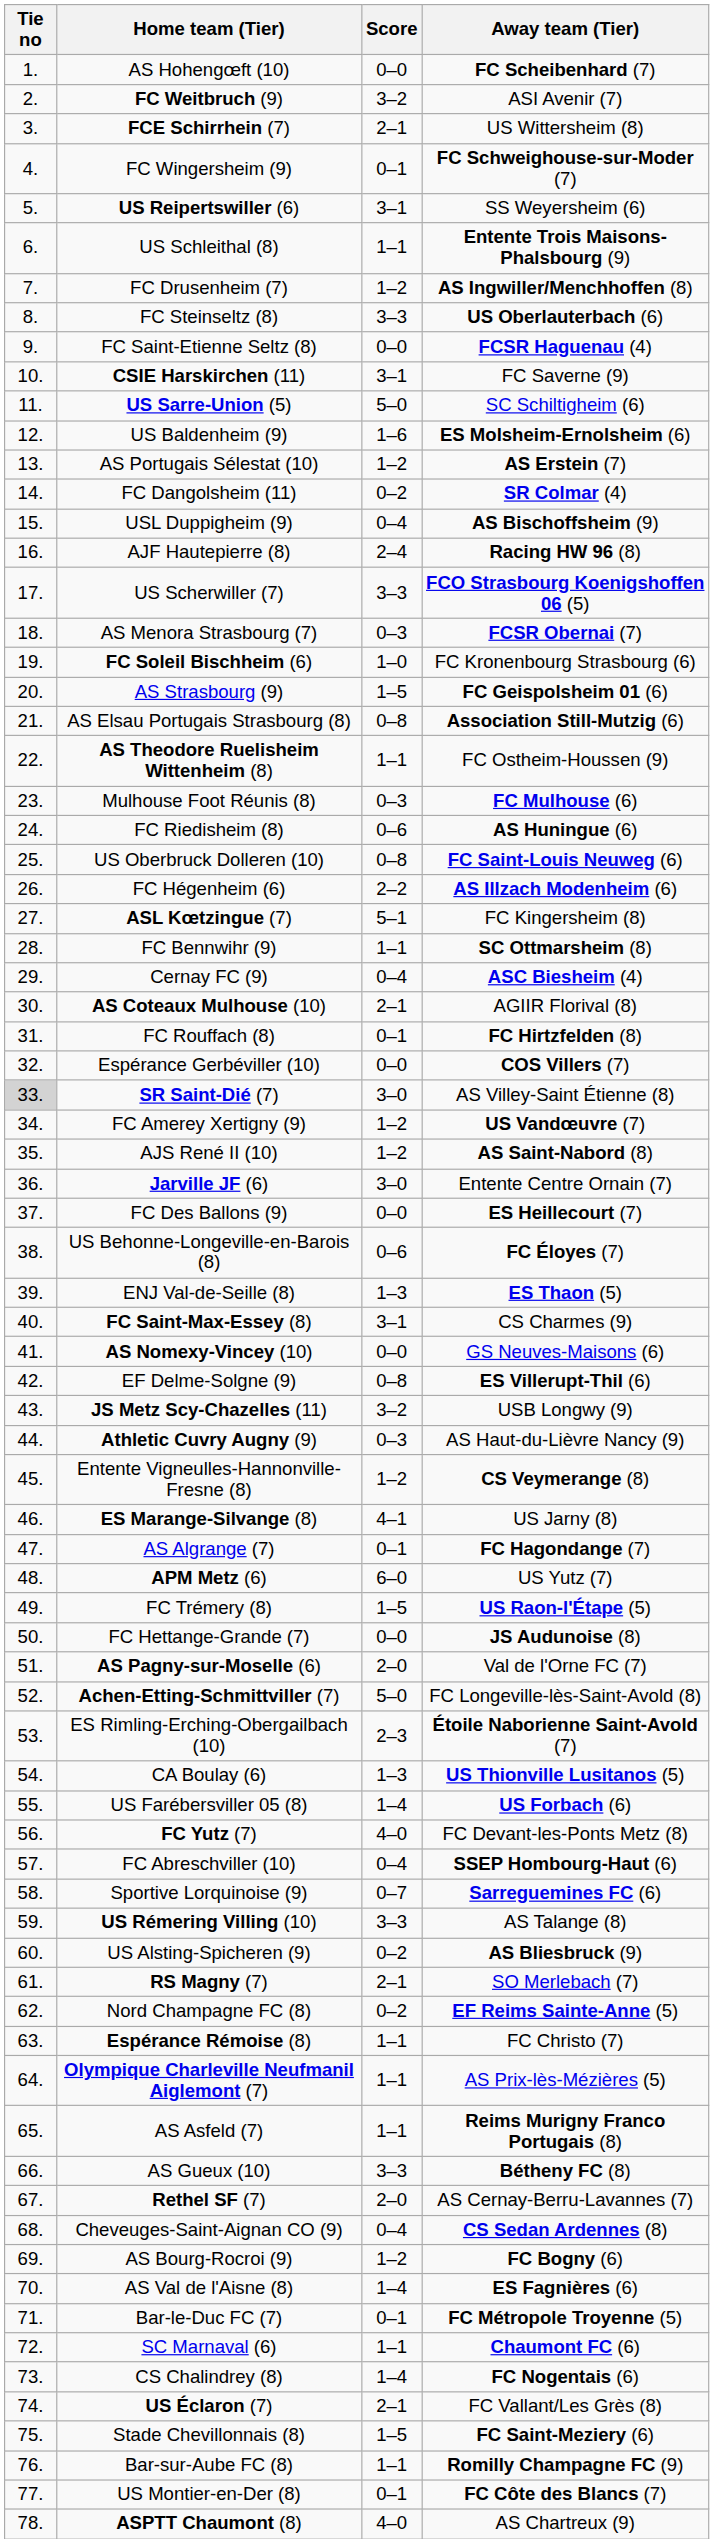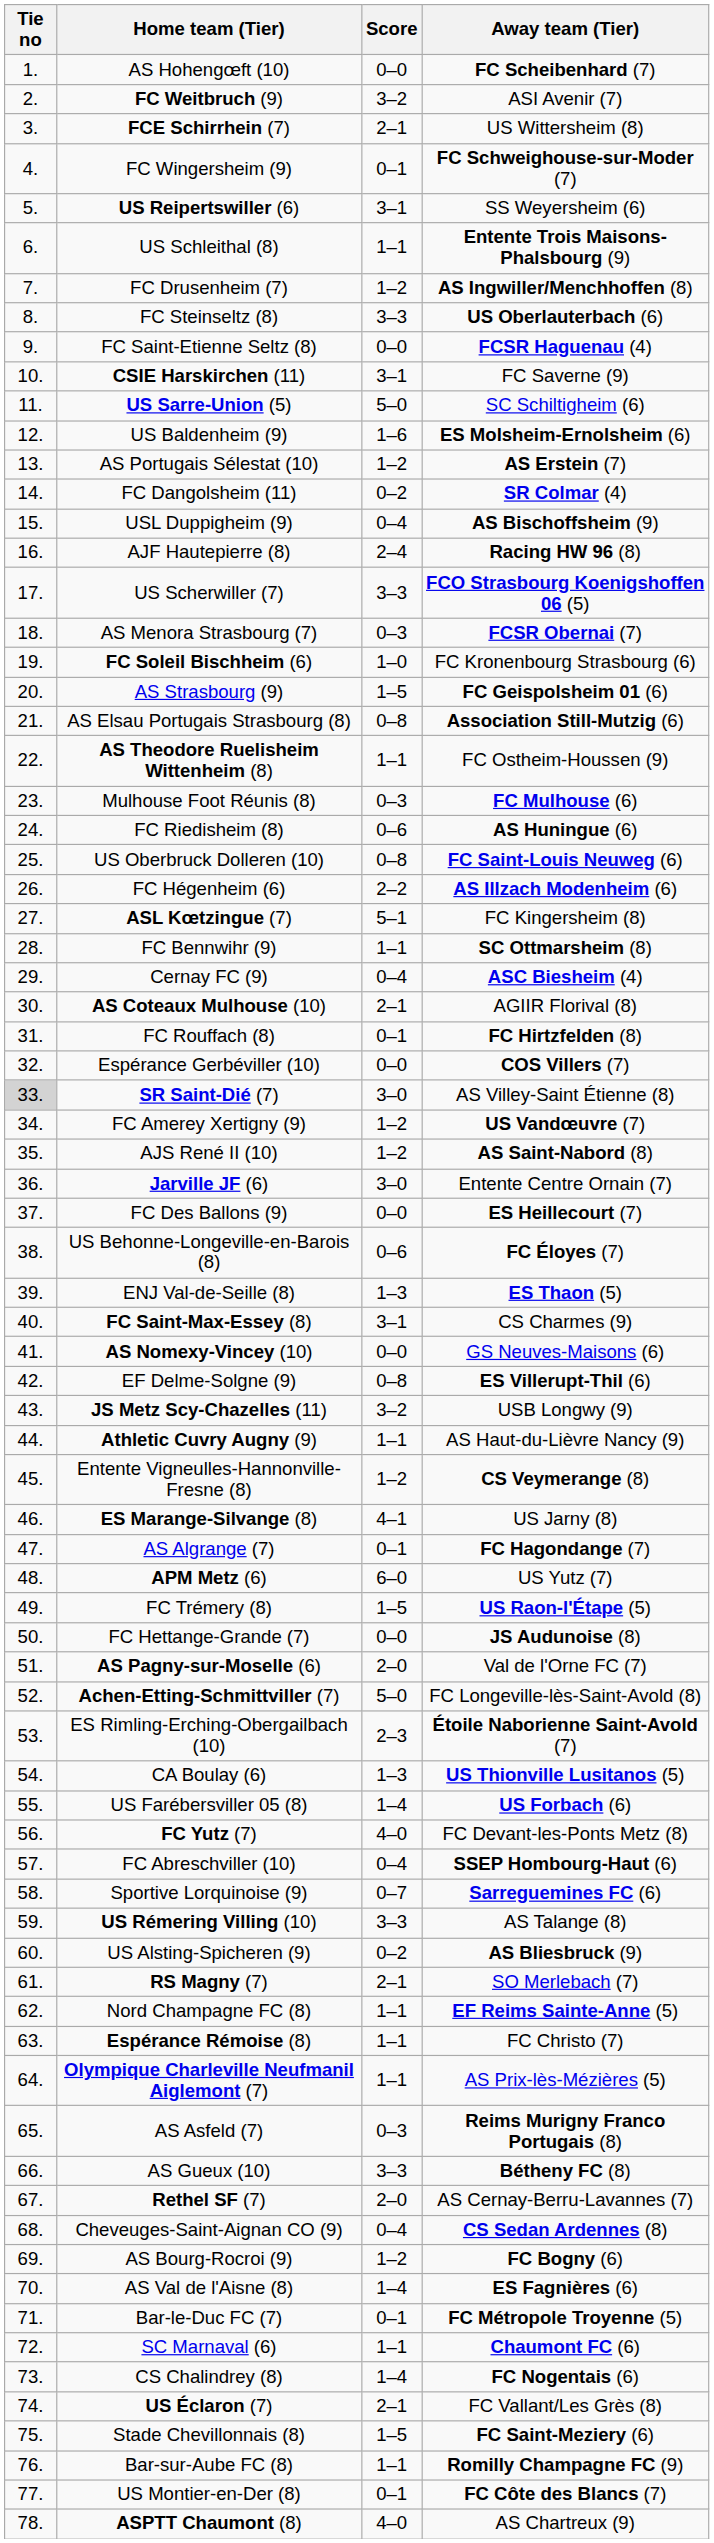(392, 1439) 0–3 -> (392, 1439) 1–1
(392, 2011) 0–2 -> (392, 2011) 1–1
(392, 2130) 1–1 -> (392, 2130) 0–3
